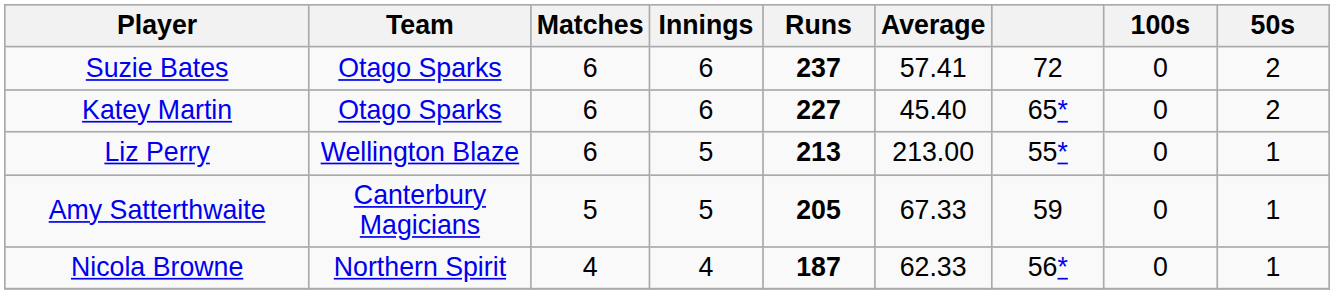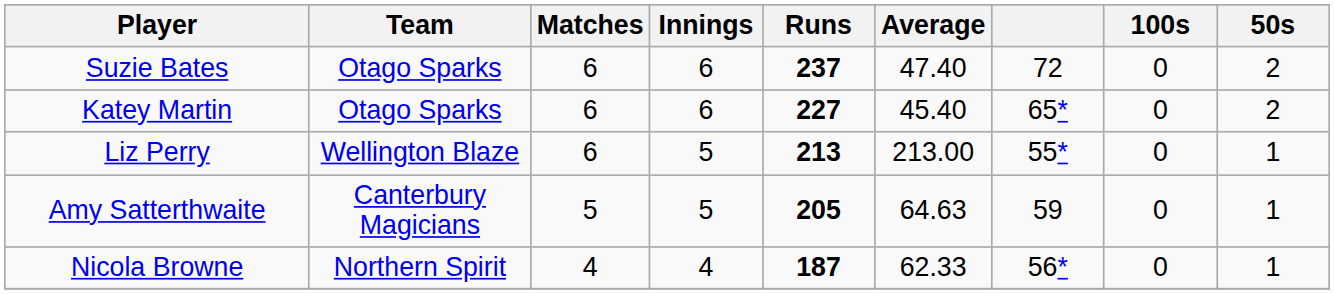(933, 68) 57.41 -> (933, 68) 47.40
(933, 210) 67.33 -> (933, 210) 64.63
